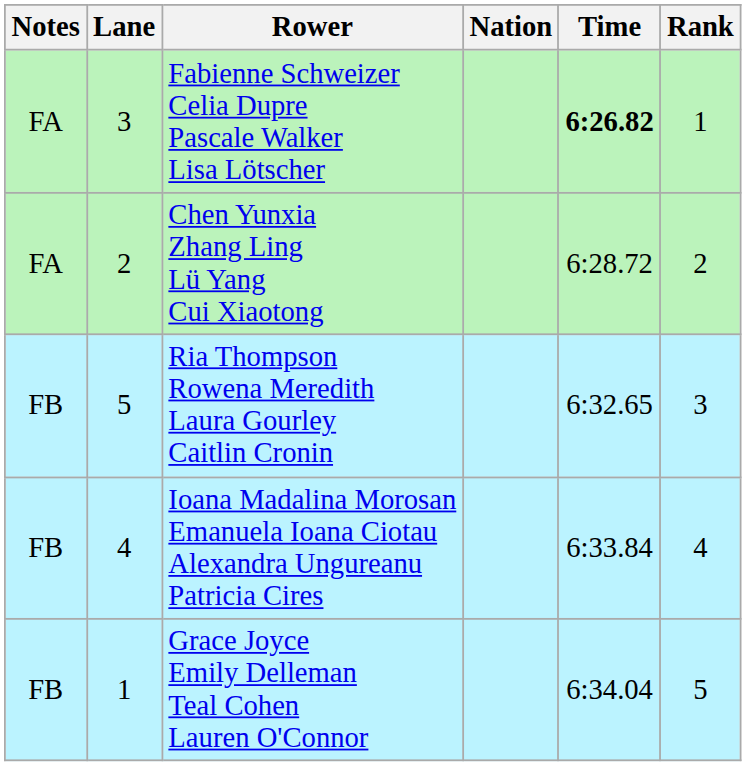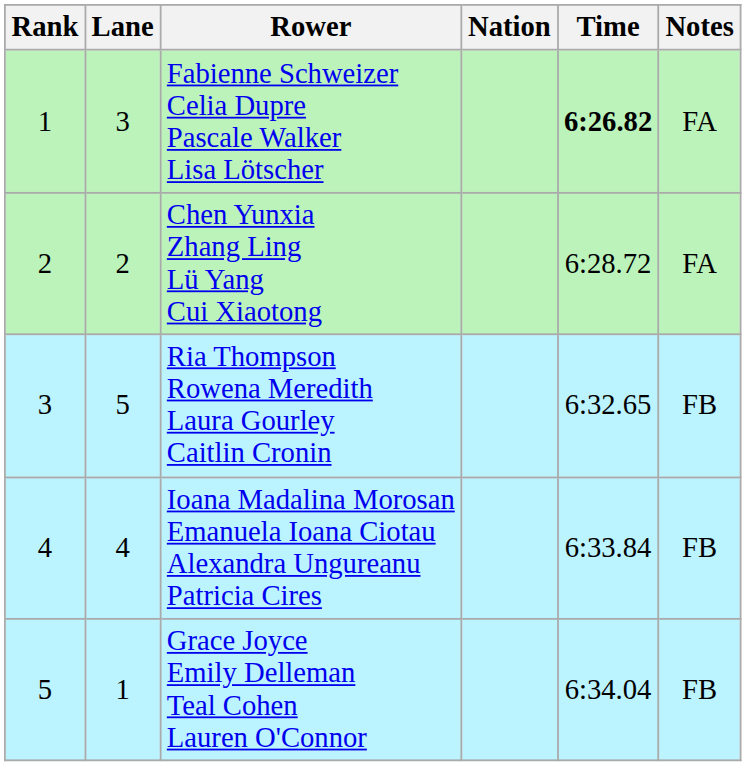columns swapped: (700, 27) <-> (46, 27)
